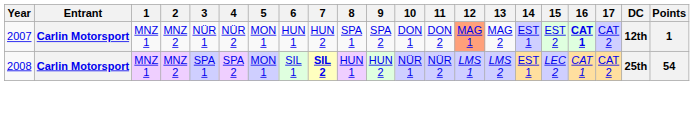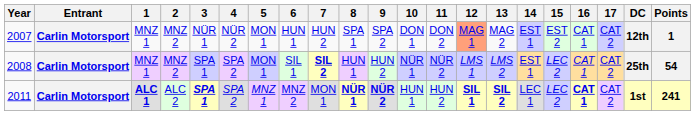(582, 36) bold -> (584, 36) normal
+ row: (19, 95)
